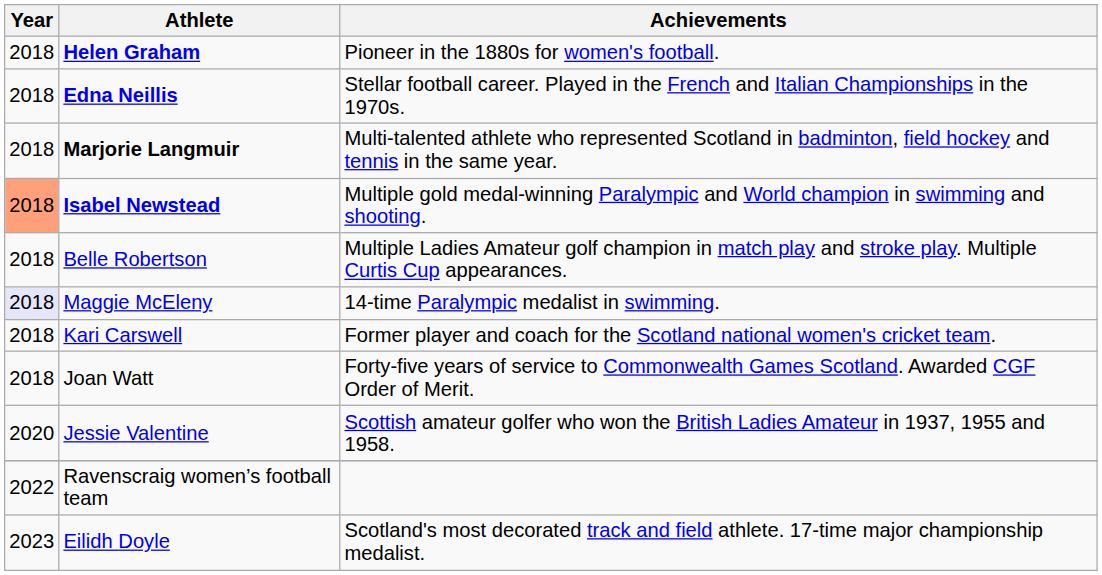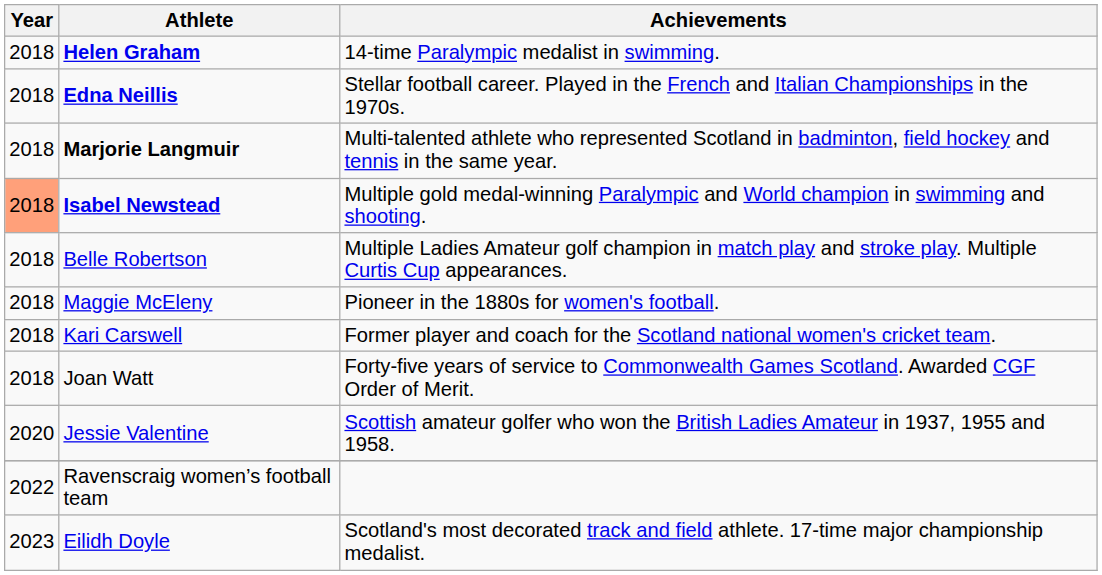(532, 52) Pioneer in the 1880s for women's football. -> (532, 52) 14-time Paralympic medalist in swimming.
(32, 303) lavender background -> (32, 303) no background
(532, 303) 14-time Paralympic medalist in swimming. -> (532, 303) Pioneer in the 1880s for women's football.
